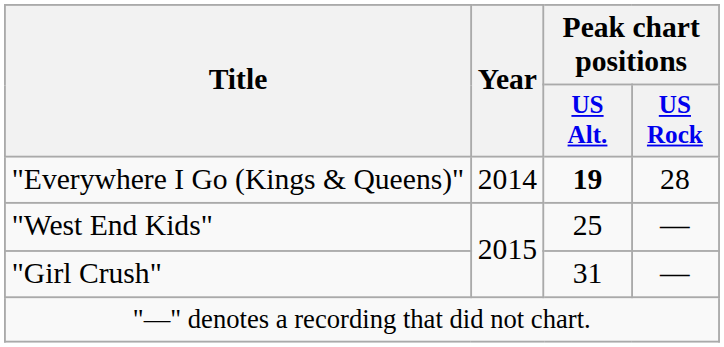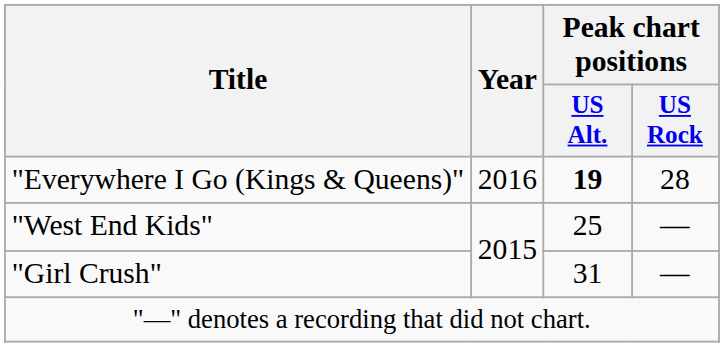(507, 179) 2014 -> (507, 179) 2016
